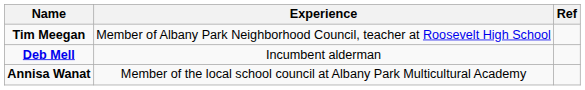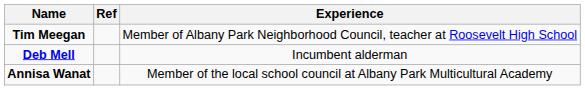columns swapped: (324, 14) <-> (567, 14)
